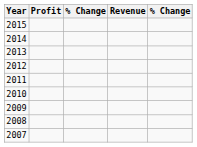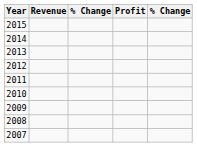columns swapped: (128, 11) <-> (46, 11)
